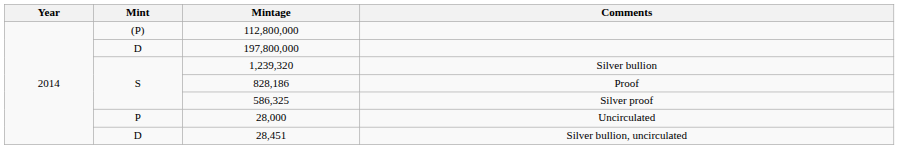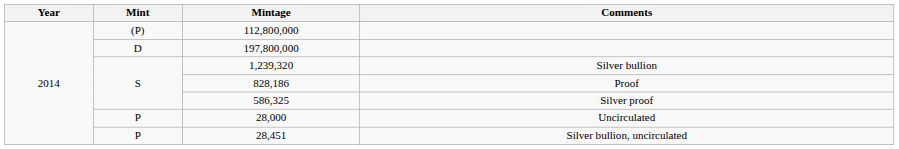(138, 135) D -> (138, 135) P
